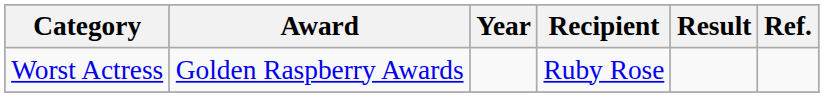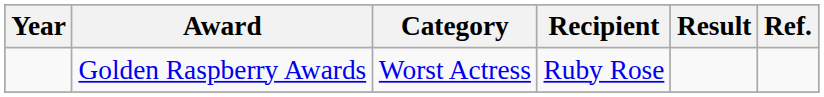columns swapped: (504, 26) <-> (87, 26)
